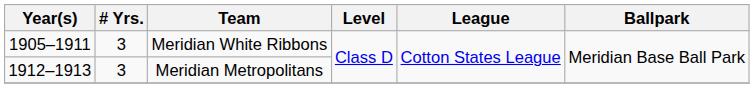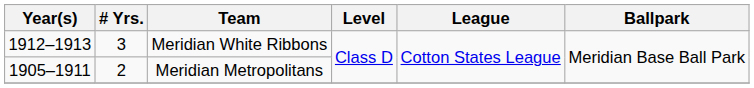(50, 44) 1905–1911 -> (50, 44) 1912–1913
(50, 70) 1912–1913 -> (50, 70) 1905–1911
(121, 70) 3 -> (121, 70) 2
